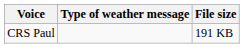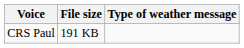columns swapped: (125, 14) <-> (216, 14)
